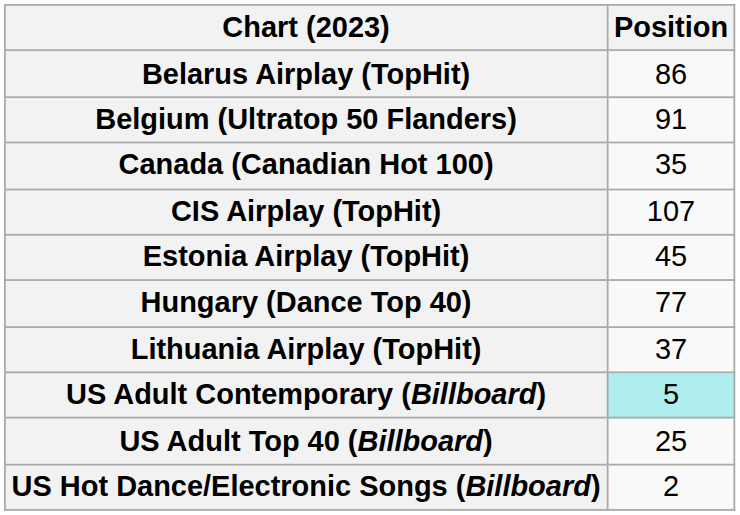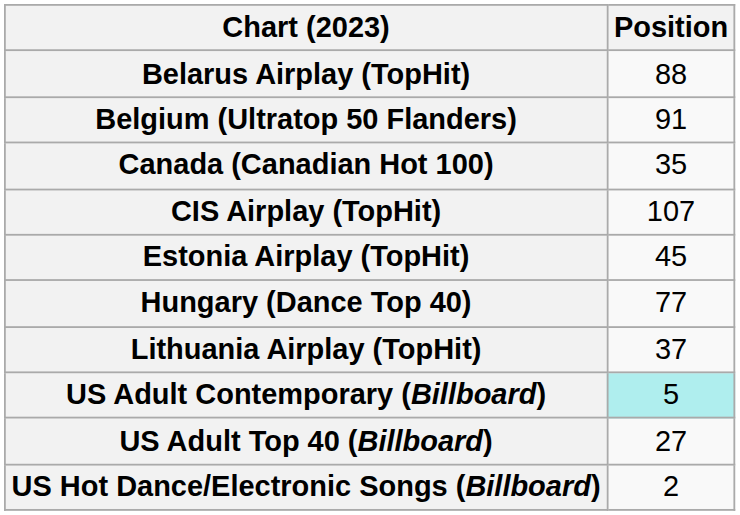(671, 73) 86 -> (671, 73) 88
(671, 440) 25 -> (671, 440) 27
